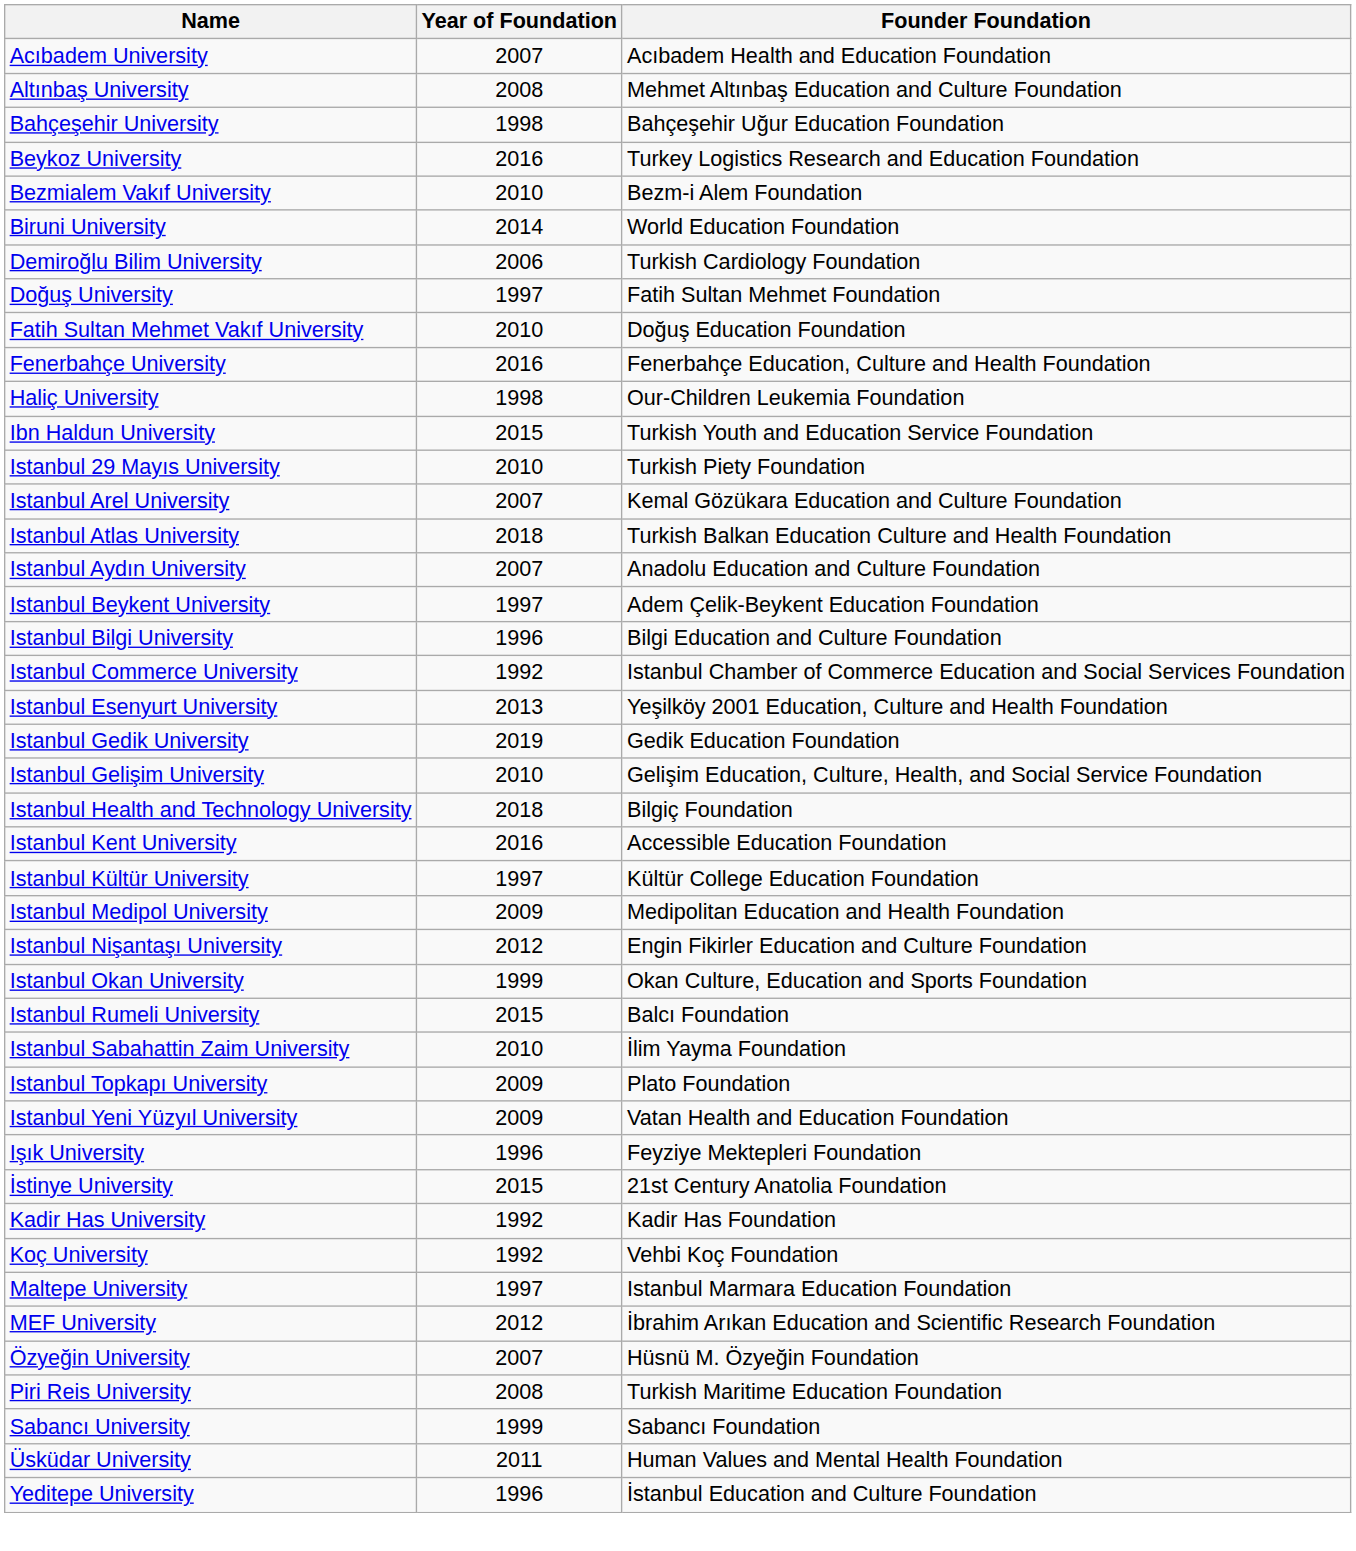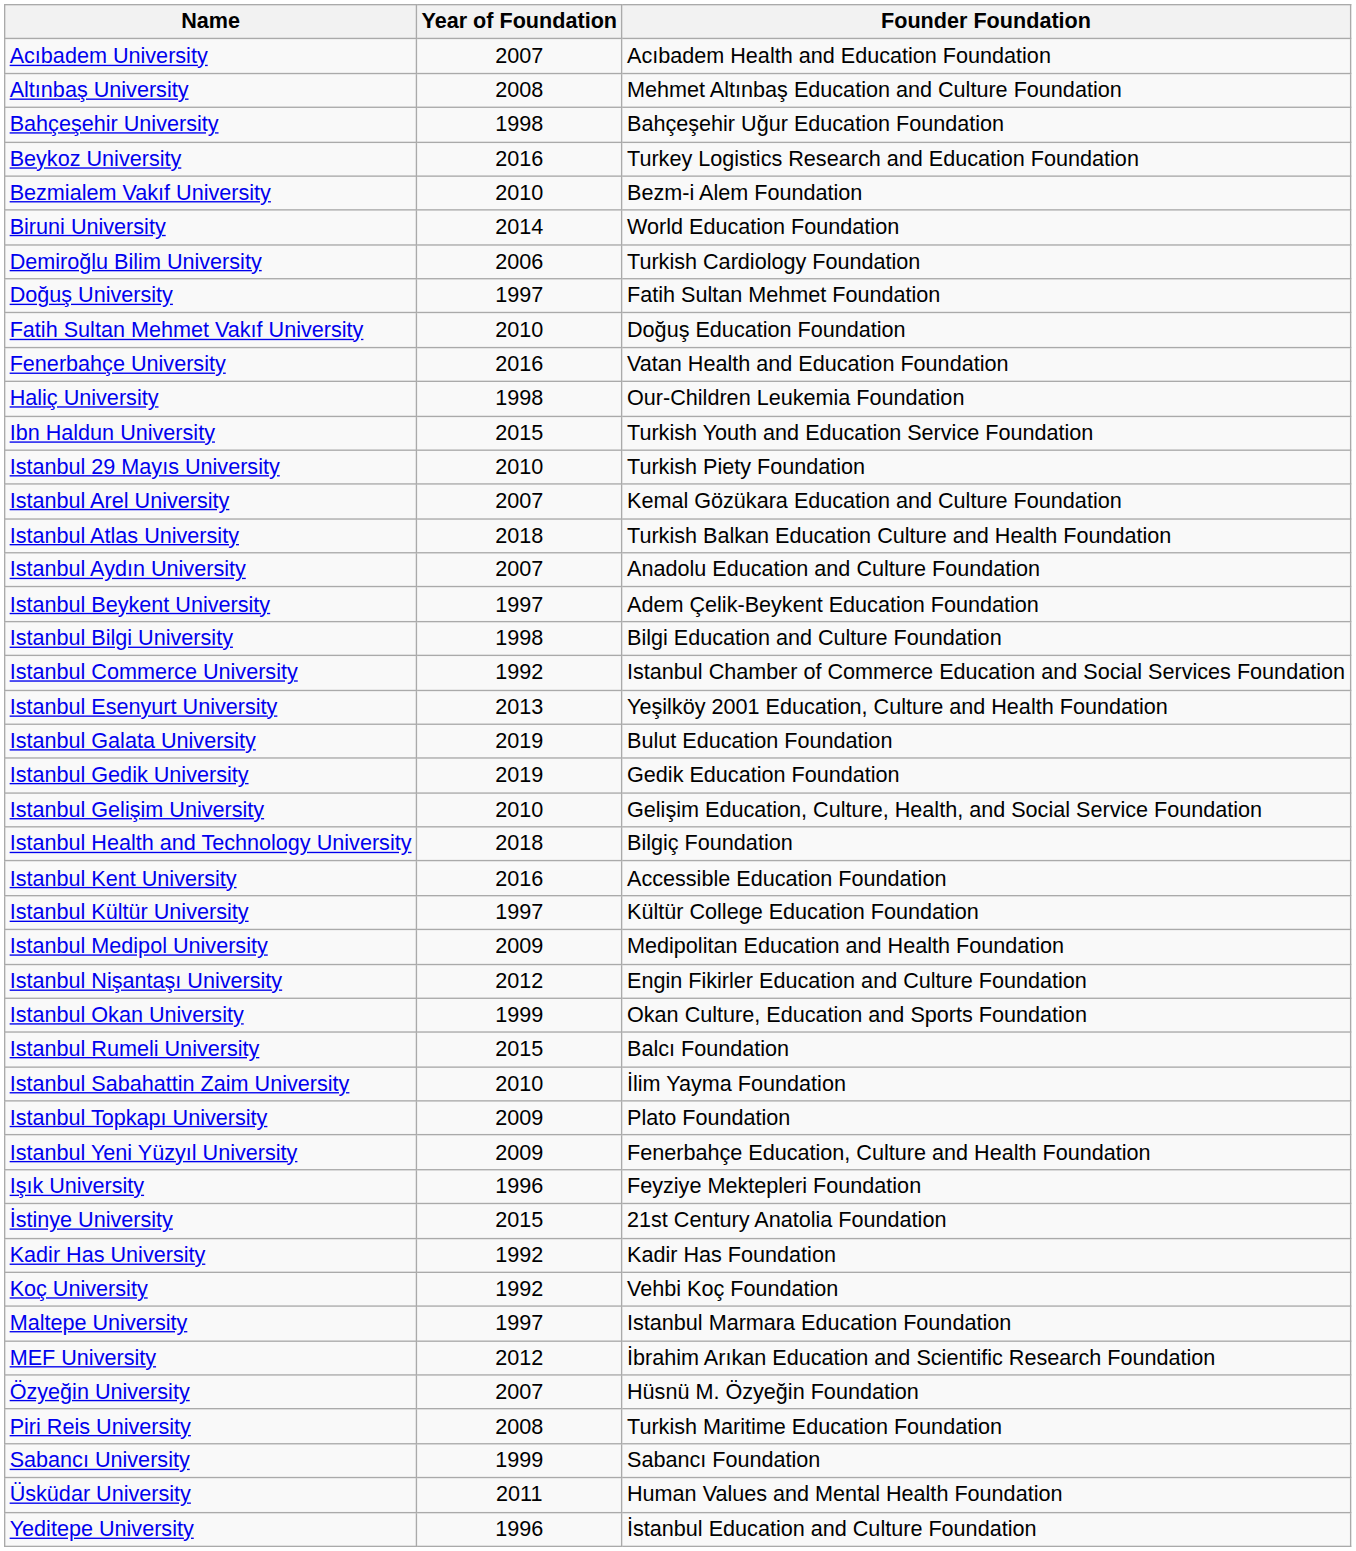(889, 364) Fenerbahçe Education, Culture and Health Foundation -> (818, 364) Vatan Health and Education Foundation
(519, 638) 1996 -> (519, 638) 1998
+ row: (133, 741)
(818, 1117) Vatan Health and Education Foundation -> (889, 1152) Fenerbahçe Education, Culture and Health Foundation
